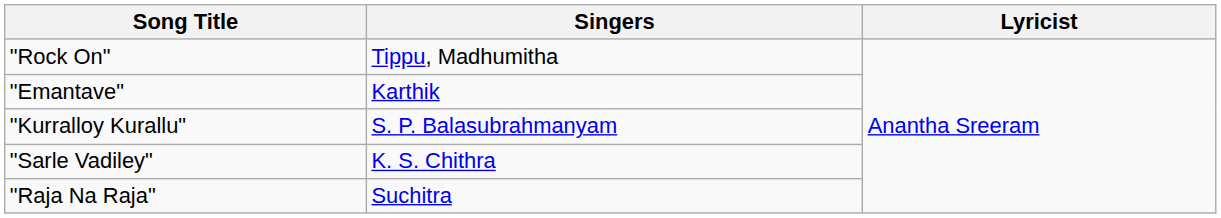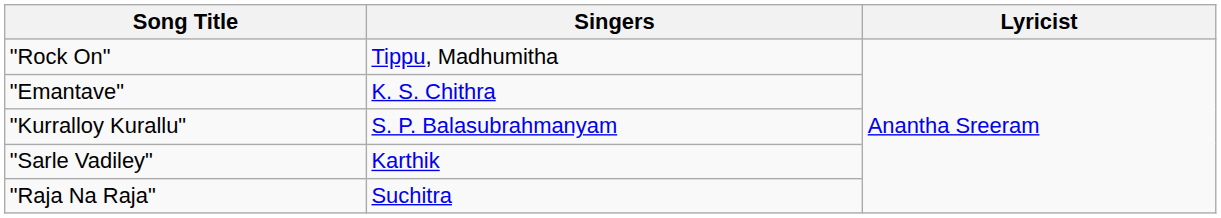(406, 91) Karthik -> (434, 91) K. S. Chithra
(434, 160) K. S. Chithra -> (406, 160) Karthik
